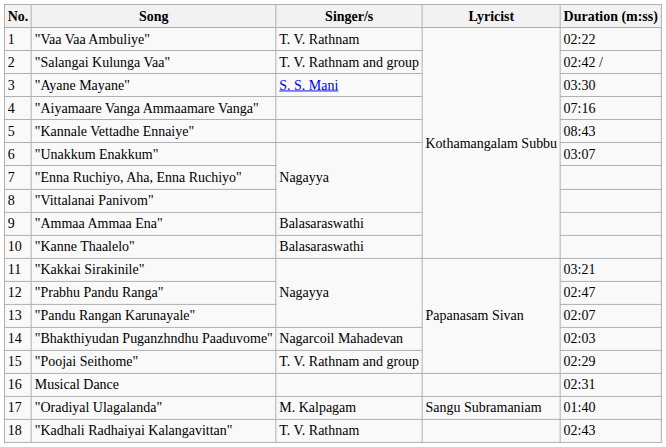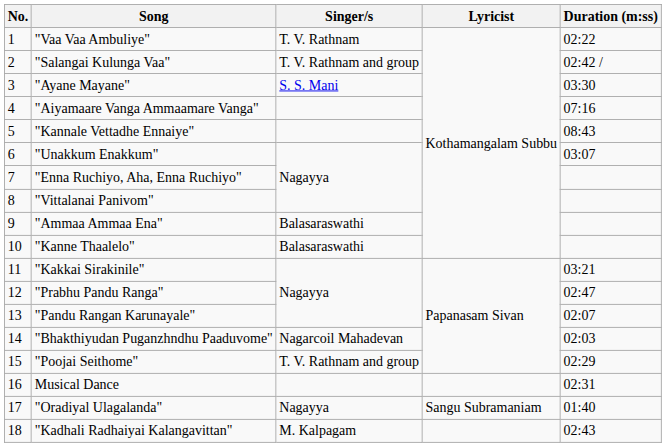(318, 408) M. Kalpagam -> (304, 408) Nagayya
(319, 431) T. V. Rathnam -> (318, 431) M. Kalpagam
